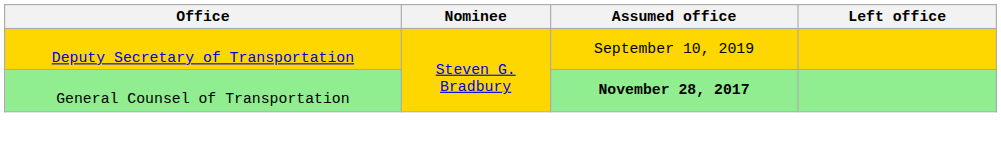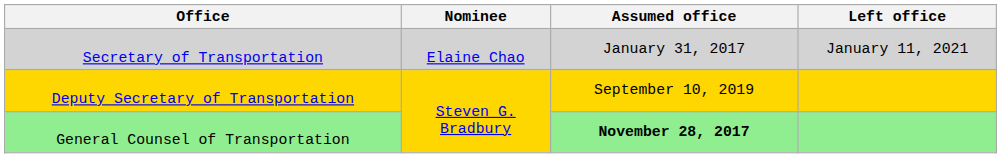+ row: (203, 58)
